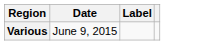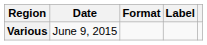+ column: (141, 13)
